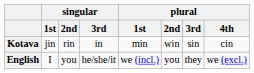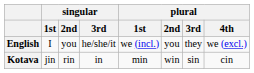rows swapped: (23, 44) <-> (23, 60)
